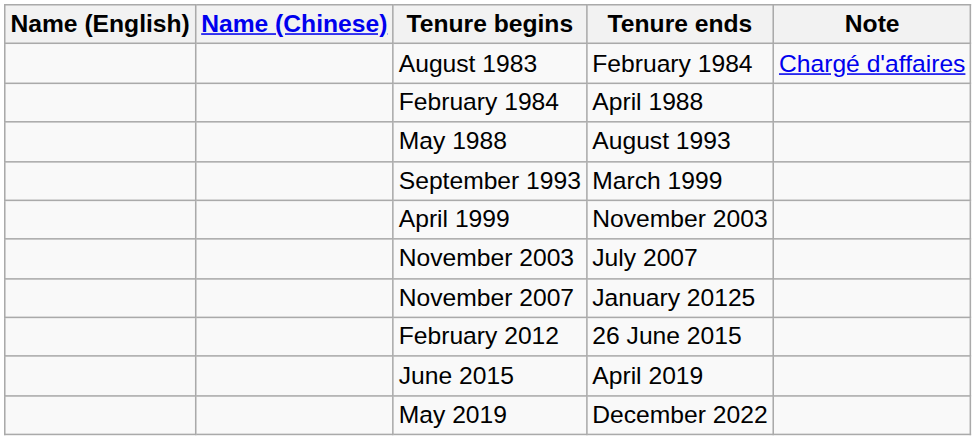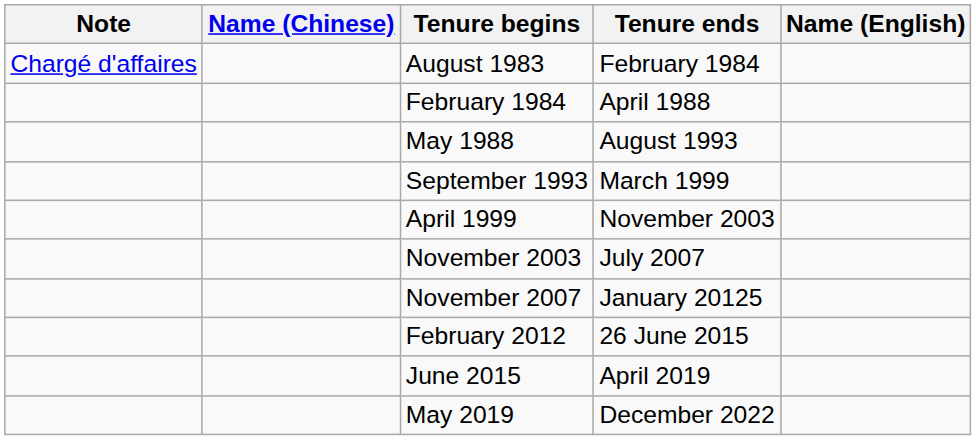columns swapped: (100, 24) <-> (872, 24)
